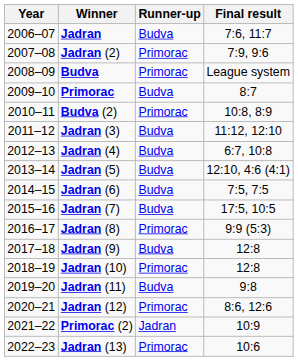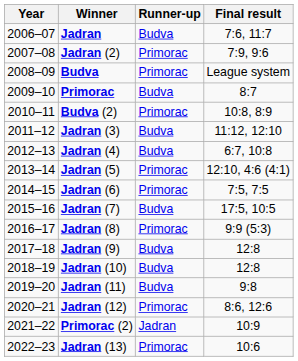(156, 170) Budva -> (163, 170) Primorac
(156, 190) Budva -> (163, 190) Primorac
(163, 268) Primorac -> (156, 268) Budva
